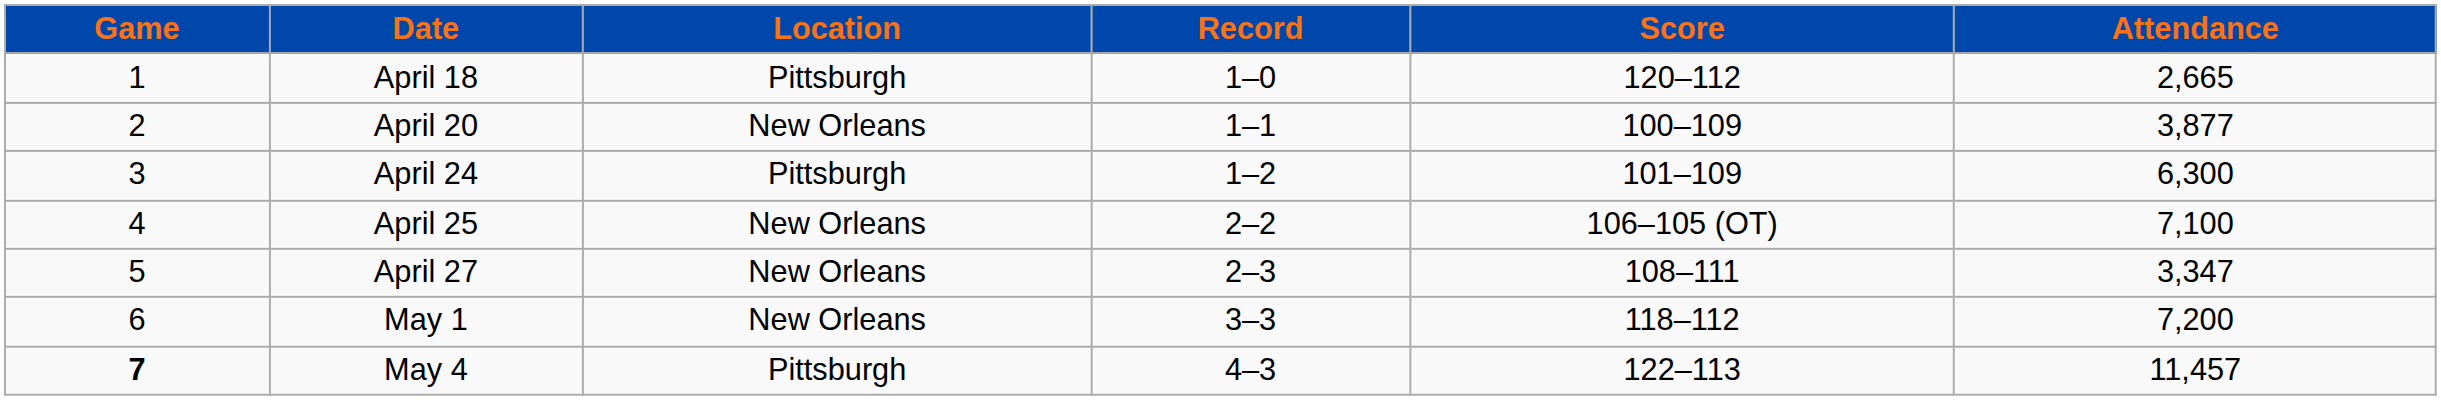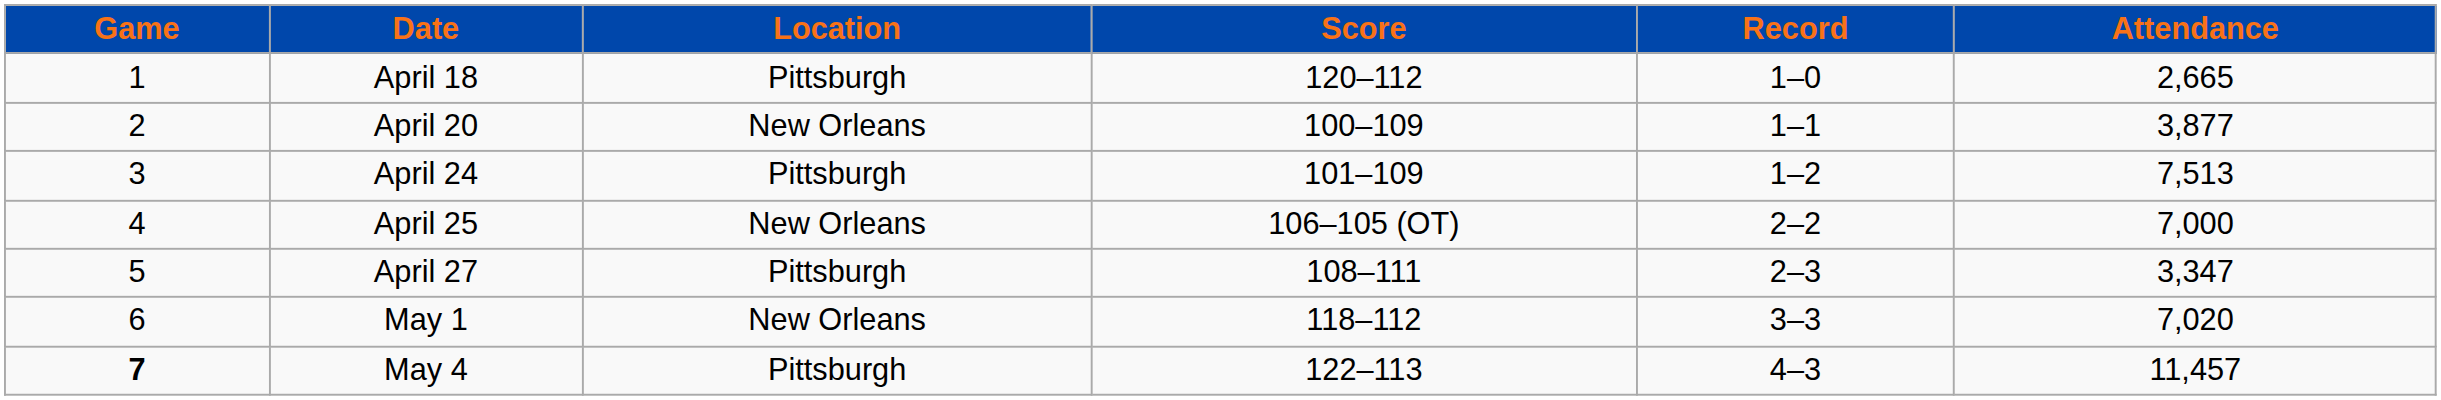columns swapped: (1682, 28) <-> (1251, 28)
(2195, 175) 6,300 -> (2195, 175) 7,513
(2195, 223) 7,100 -> (2195, 223) 7,000
(837, 272) New Orleans -> (837, 272) Pittsburgh
(2195, 321) 7,200 -> (2195, 321) 7,020
